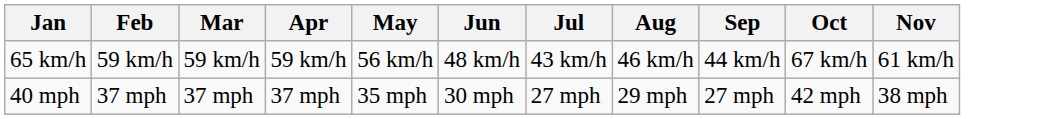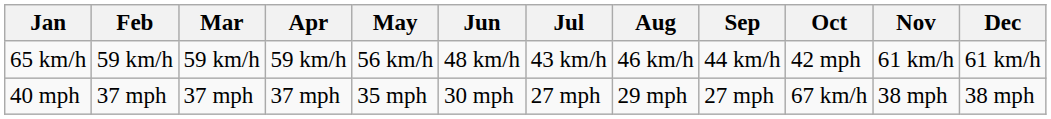+ column: (1003, 22)
(829, 59) 67 km/h -> (826, 59) 42 mph
(826, 95) 42 mph -> (829, 95) 67 km/h
